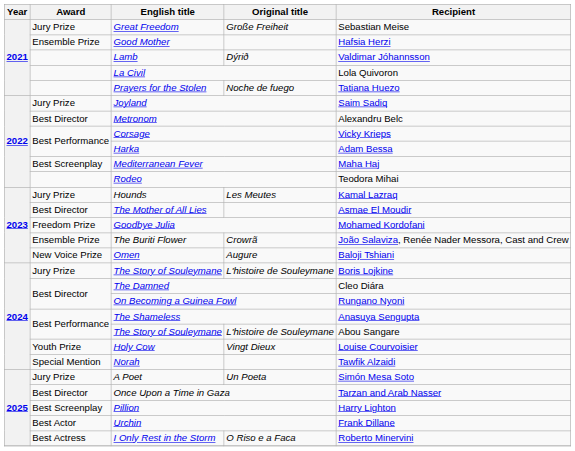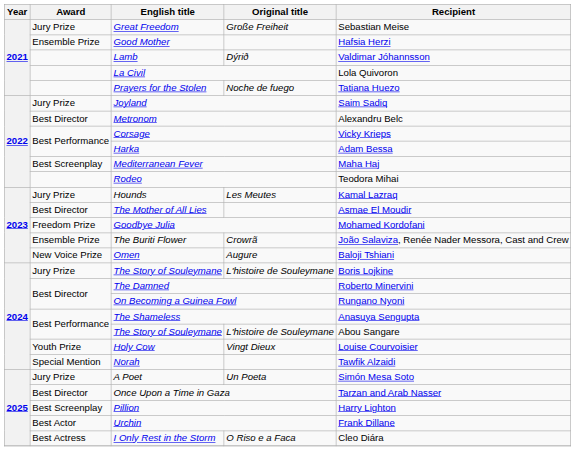(361, 286) Cleo Diára -> (376, 286) Roberto Minervini
(376, 438) Roberto Minervini -> (361, 438) Cleo Diára
